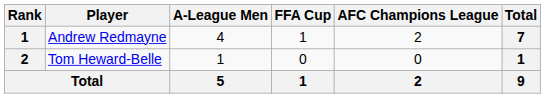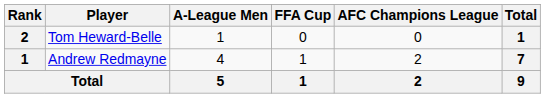rows swapped: (107, 37) <-> (105, 59)
